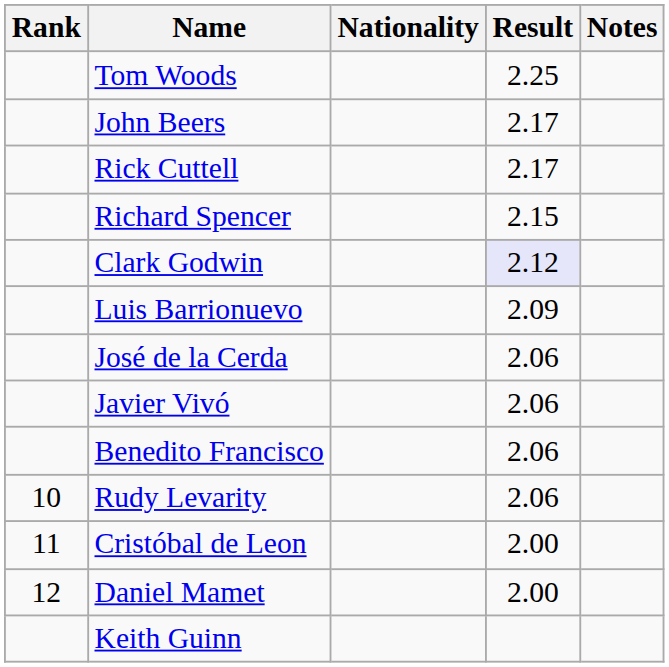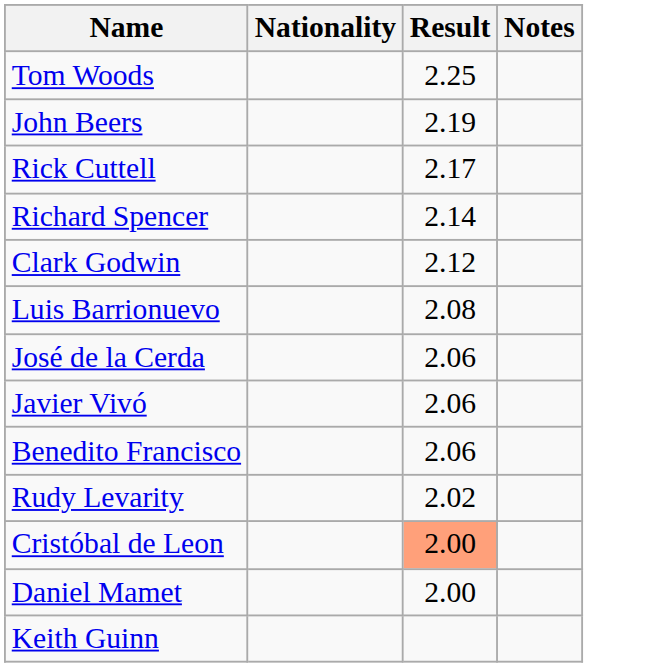- column: (46, 27)
(533, 121) 2.17 -> (450, 121) 2.19
(533, 215) 2.15 -> (450, 215) 2.14
(533, 262) lavender background -> (450, 262) no background
(533, 309) 2.09 -> (450, 309) 2.08
(533, 497) 2.06 -> (450, 497) 2.02
(533, 544) no background -> (450, 544) lightsalmon background
